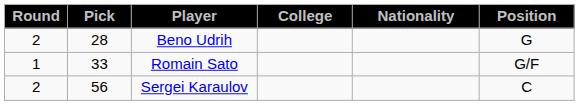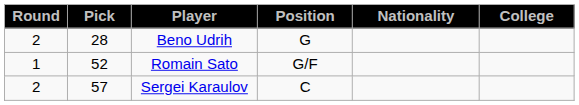columns swapped: (527, 16) <-> (305, 16)
(99, 64) 33 -> (99, 64) 52
(99, 87) 56 -> (99, 87) 57
